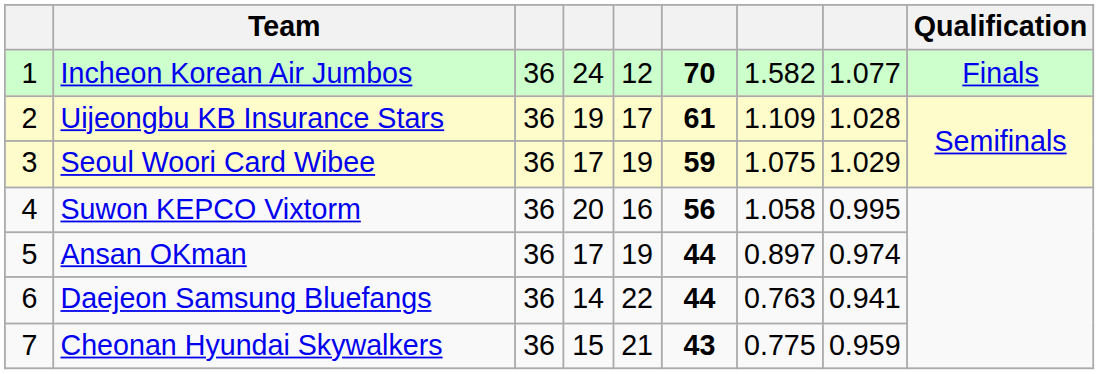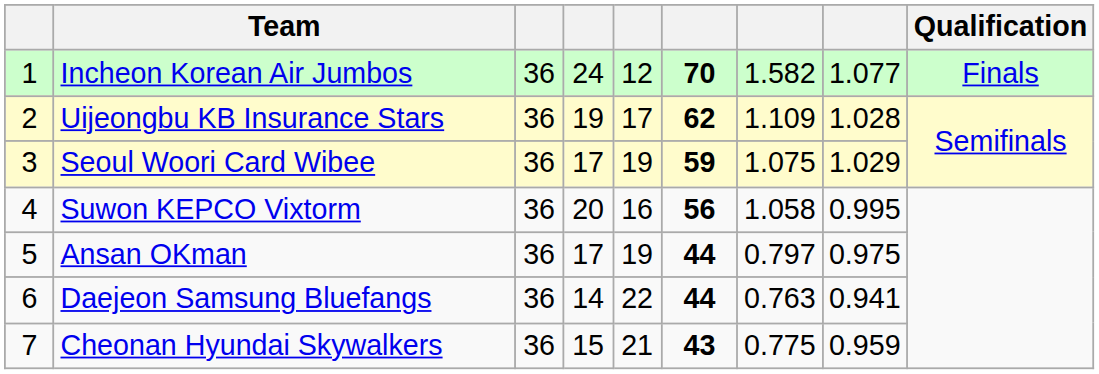(700, 118) 61 -> (700, 118) 62
(780, 254) 0.897 -> (780, 254) 0.797
(865, 254) 0.974 -> (865, 254) 0.975
